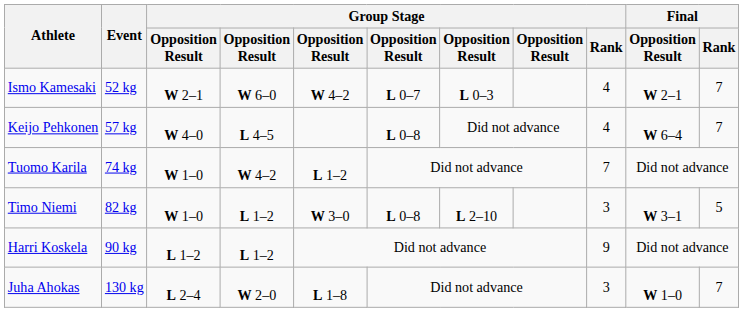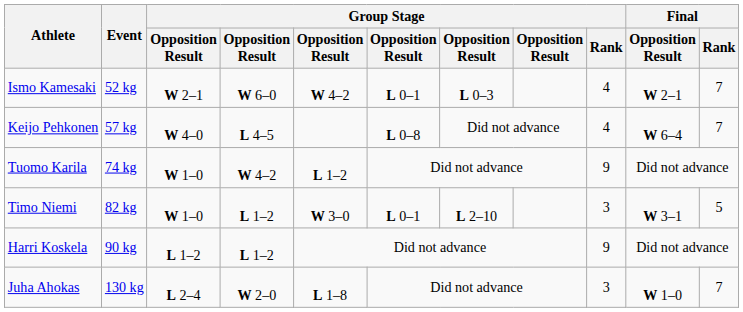(403, 96) L 0–7 -> (403, 96) L 0–1
(606, 167) 7 -> (606, 167) 9
(403, 216) L 0–8 -> (403, 216) L 0–1
